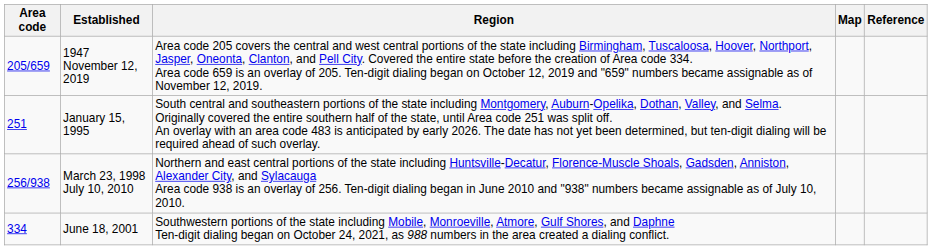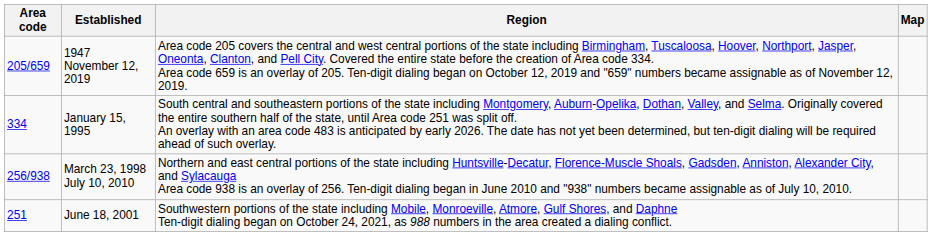- column: (896, 20)
(17, 124) 251 -> (17, 124) 334
(17, 228) 334 -> (17, 215) 251
